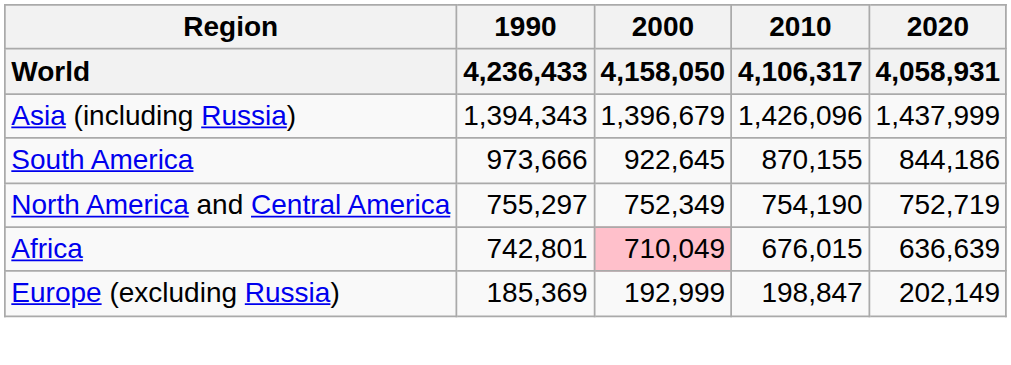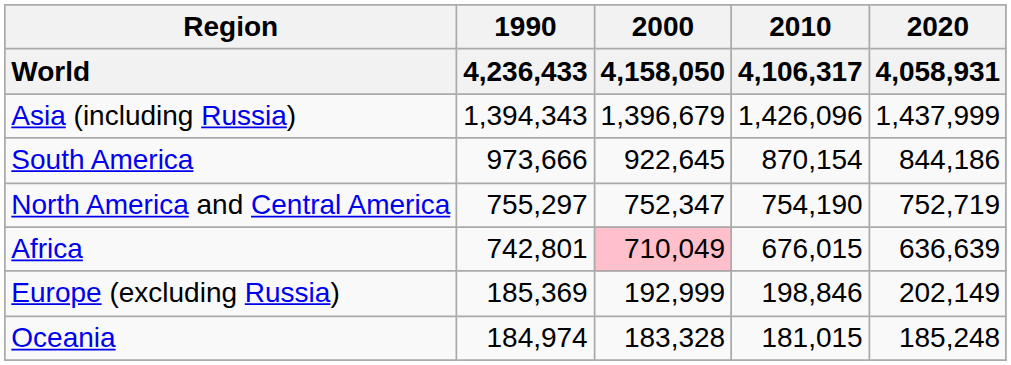(812, 159) 870,155 -> (812, 159) 870,154
(675, 204) 752,349 -> (675, 204) 752,347
(812, 293) 198,847 -> (812, 293) 198,846
+ row: (63, 337)
